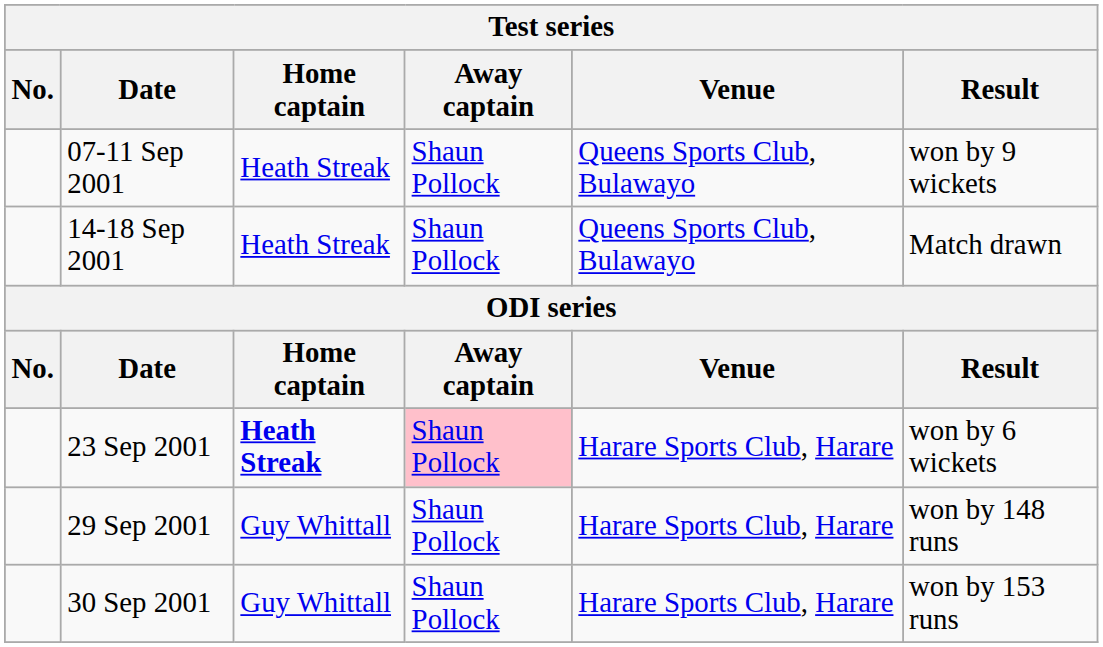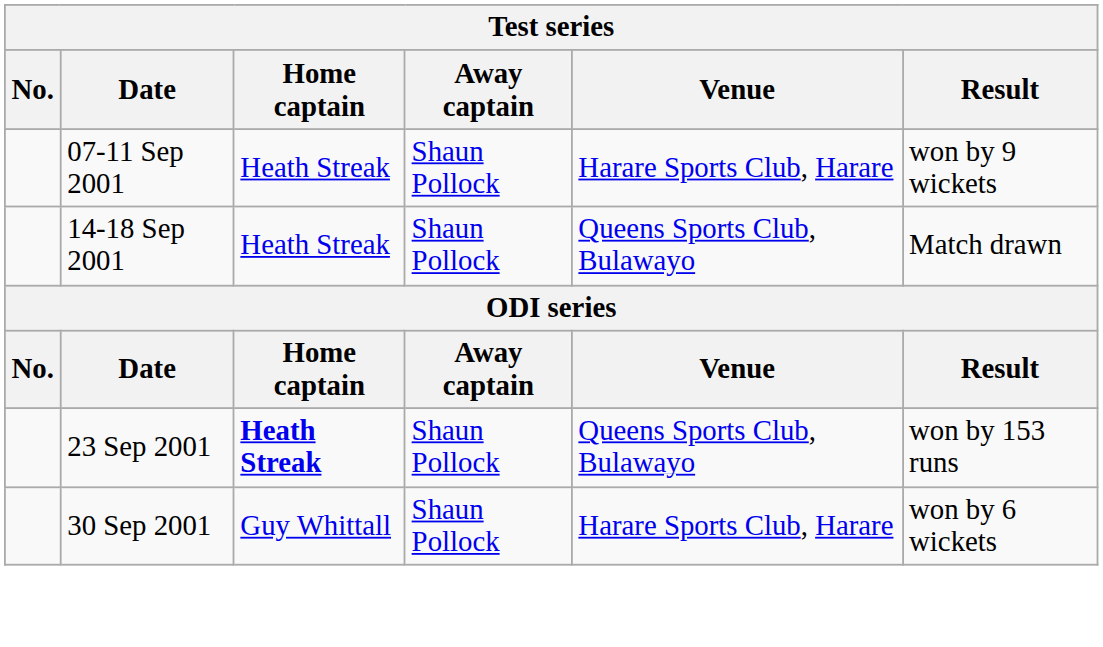(697, 167) Queens Sports Club, Bulawayo -> (736, 167) Harare Sports Club, Harare
(456, 447) pink background -> (456, 447) no background
(736, 447) Harare Sports Club, Harare -> (697, 447) Queens Sports Club, Bulawayo
(963, 447) won by 6 wickets -> (977, 447) won by 153 runs
- row: (139, 525)
(977, 603) won by 153 runs -> (963, 525) won by 6 wickets
